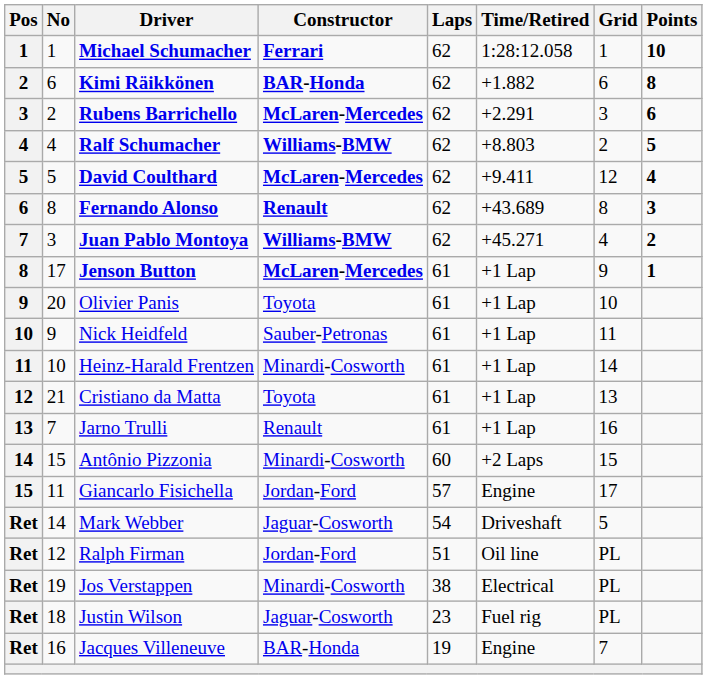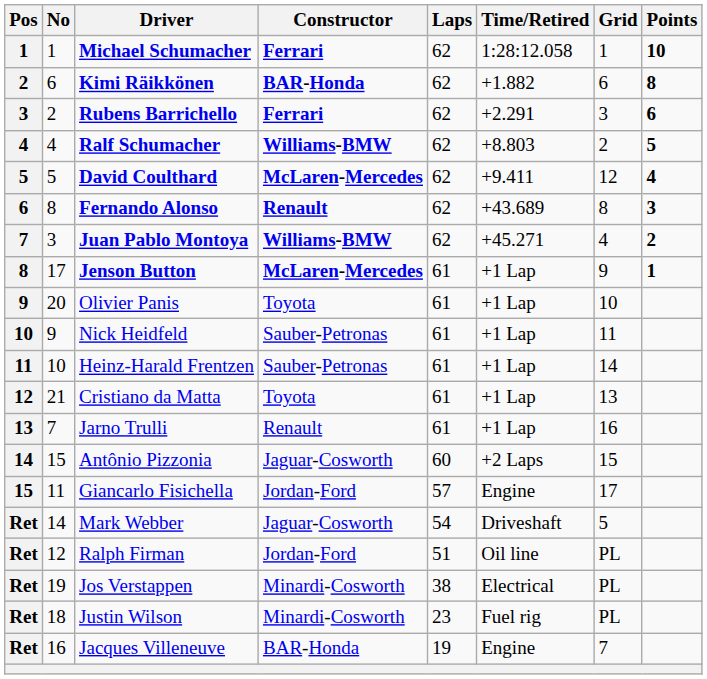(343, 114) McLaren-Mercedes -> (293, 114) Ferrari
(334, 365) Minardi-Cosworth -> (325, 365) Sauber-Petronas
(334, 459) Minardi-Cosworth -> (328, 459) Jaguar-Cosworth
(328, 616) Jaguar-Cosworth -> (334, 616) Minardi-Cosworth
